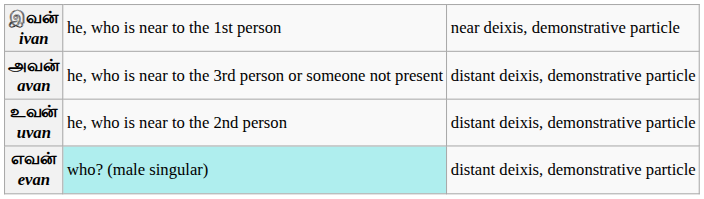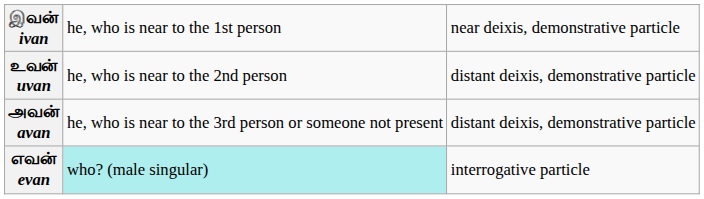rows swapped: (34, 122) <-> (34, 75)
(573, 169) distant deixis, demonstrative particle -> (520, 169) interrogative particle
